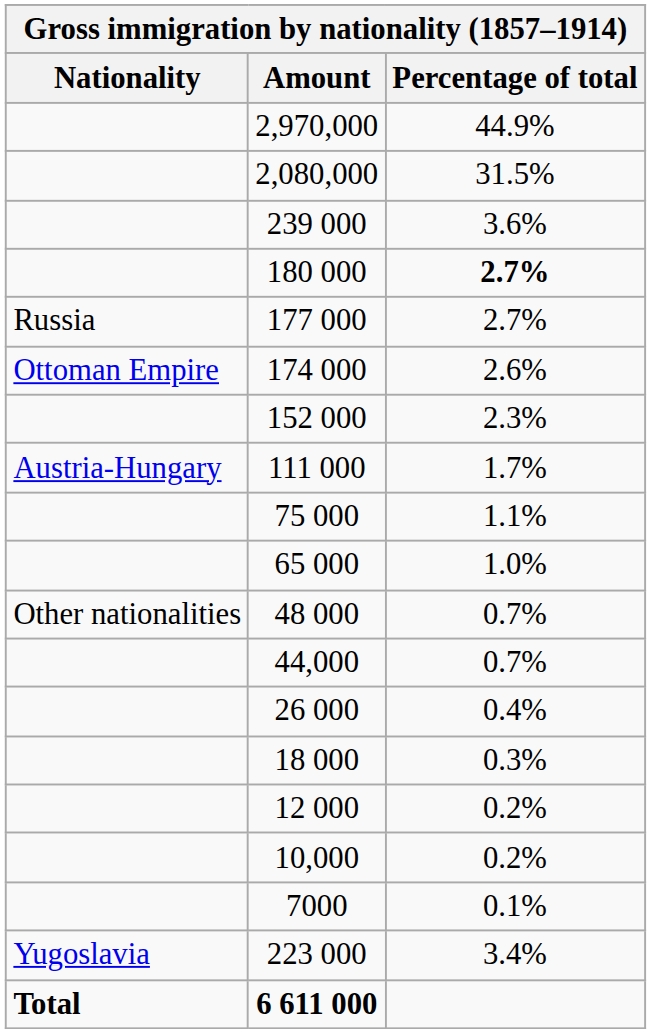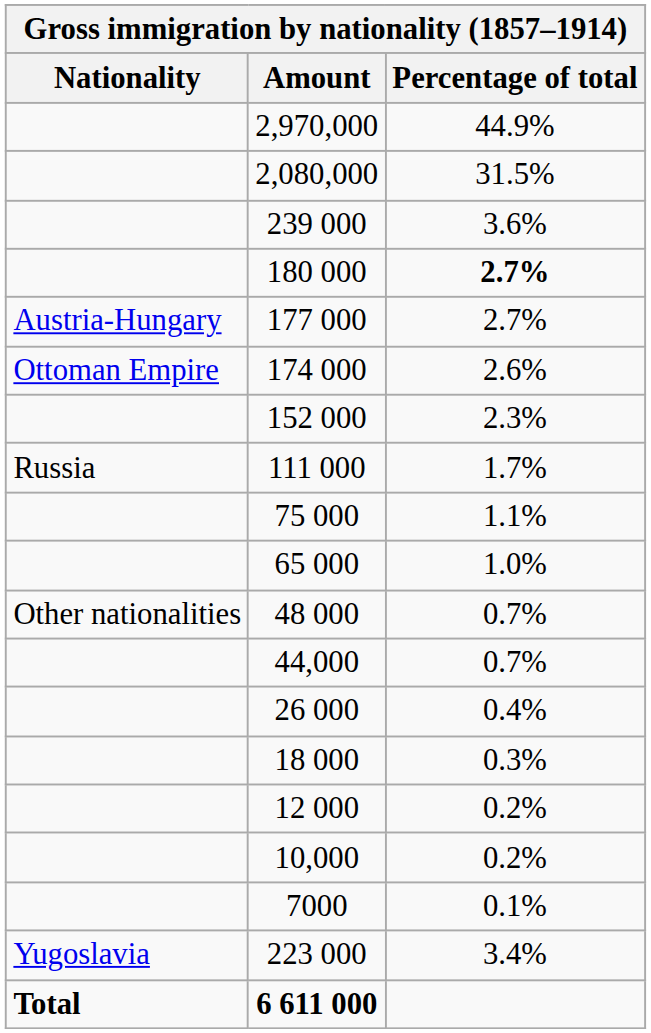(54, 321) Russia -> (117, 321) Austria-Hungary
(117, 467) Austria-Hungary -> (54, 467) Russia
